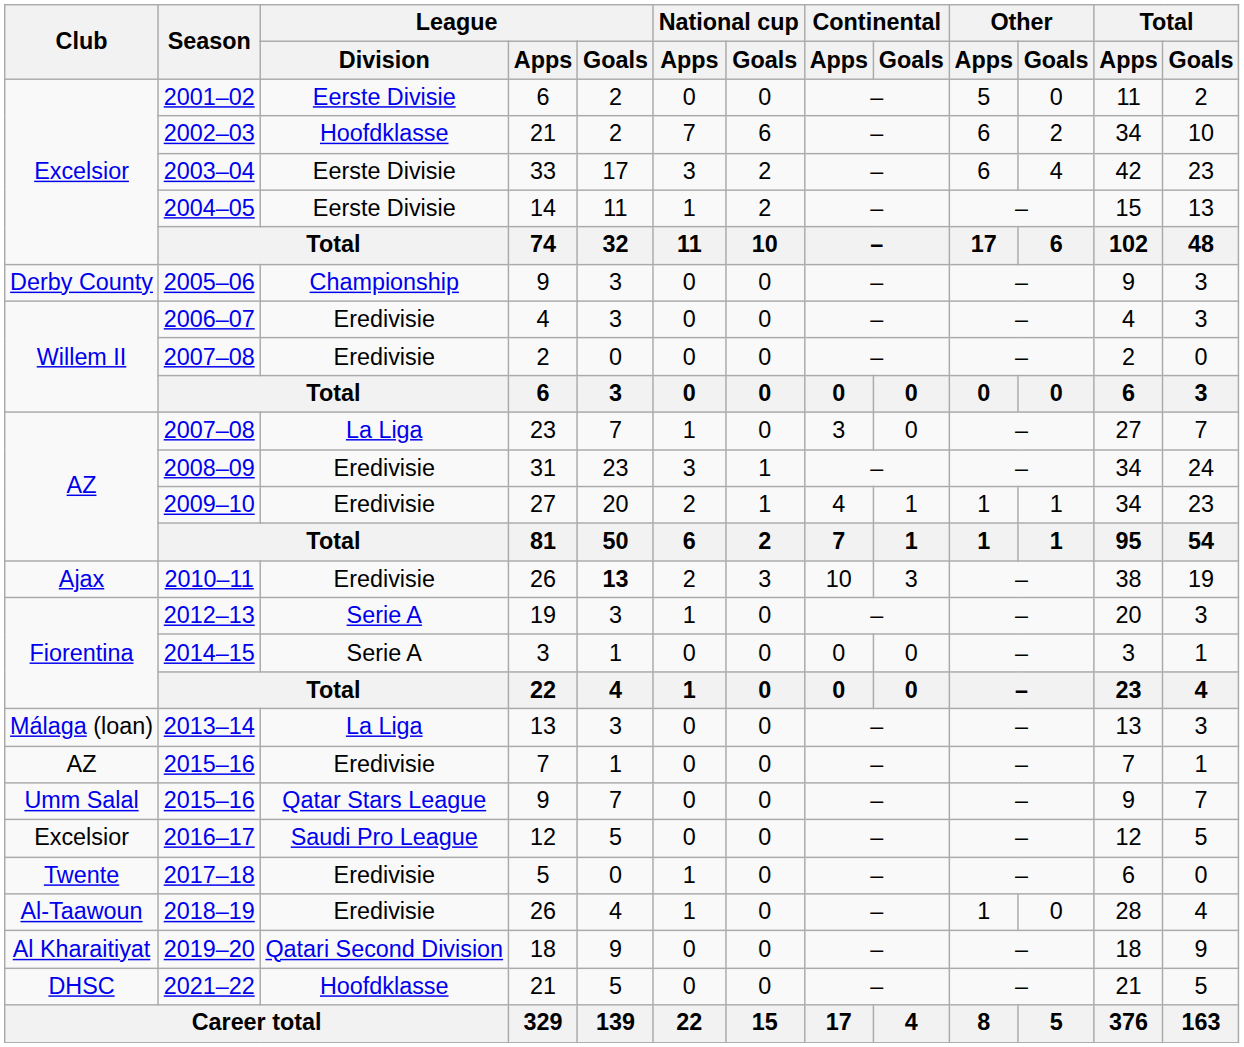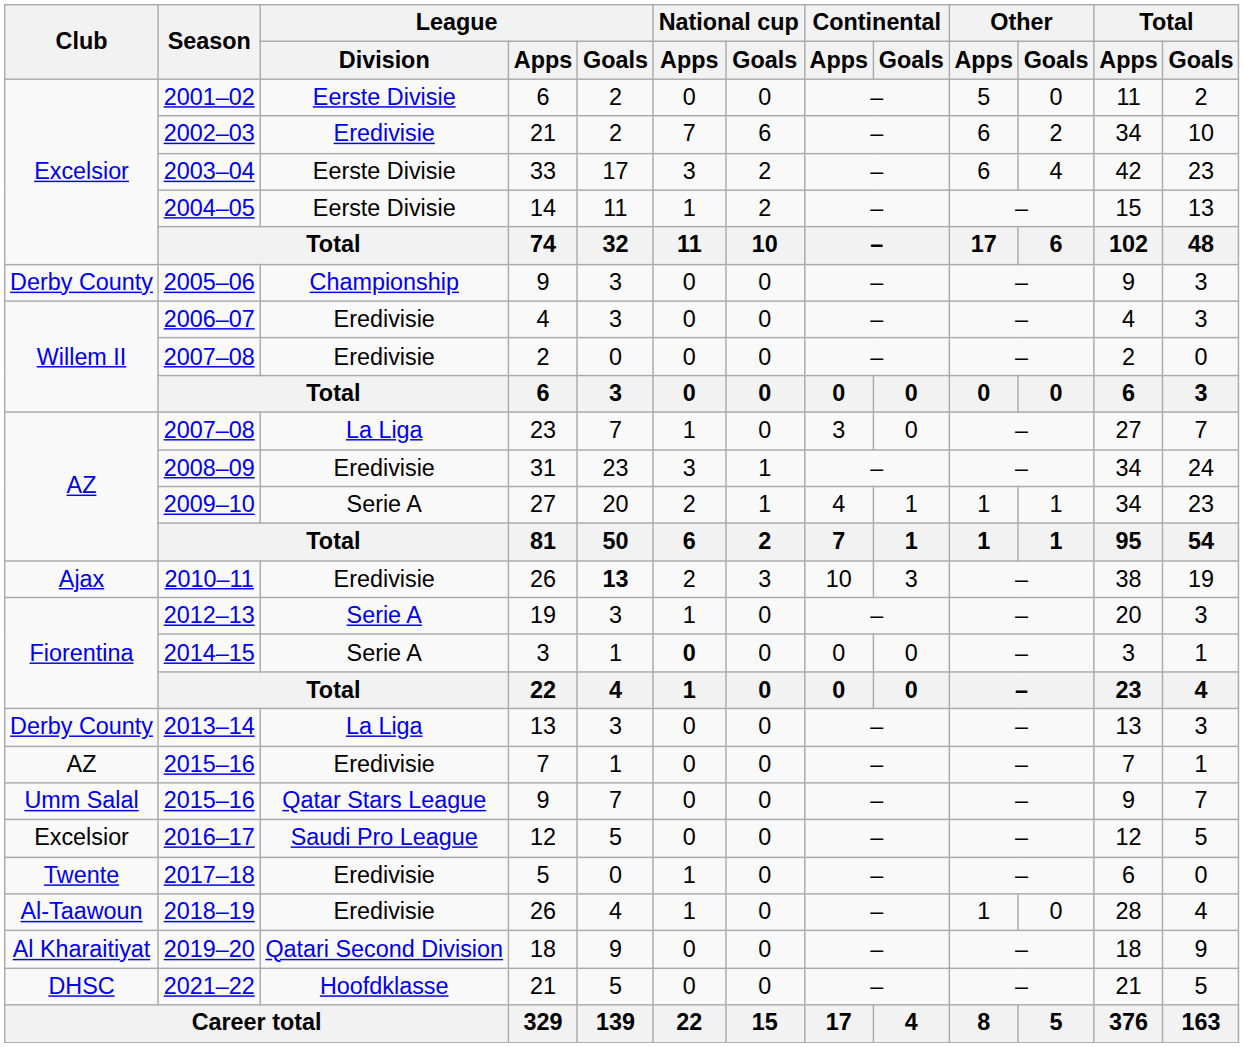(384, 134) Hoofdklasse -> (384, 134) Eredivisie
(384, 504) Eredivisie -> (384, 504) Serie A
(689, 652) normal -> (689, 652) bold
(82, 726) Málaga (loan) -> (82, 726) Derby County
